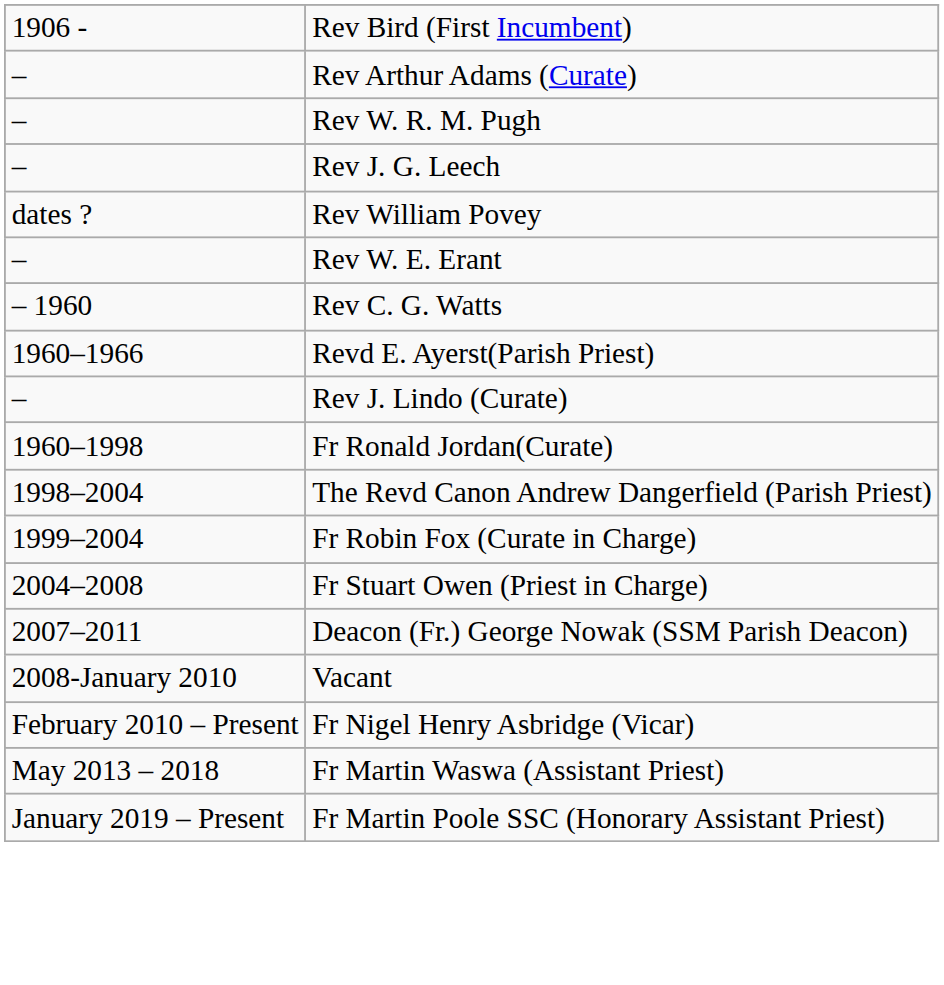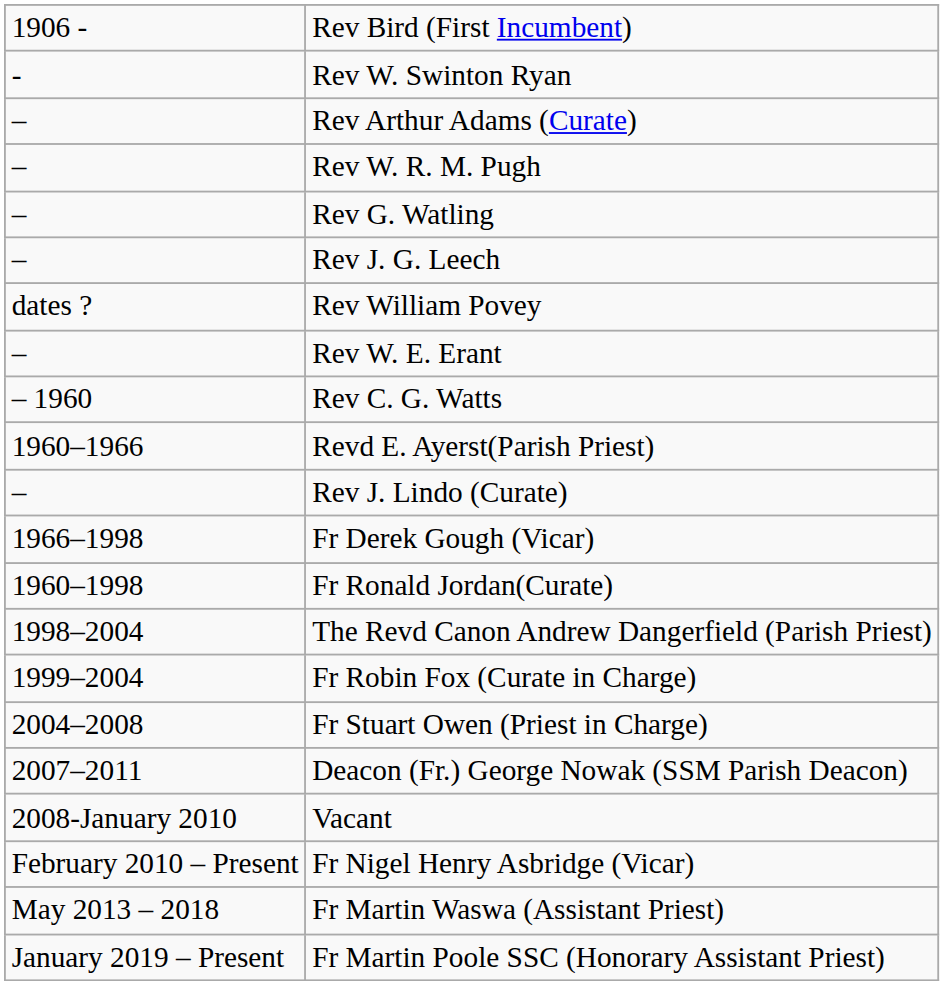+ row: (442, 74)
+ row: (403, 213)
+ row: (453, 538)
